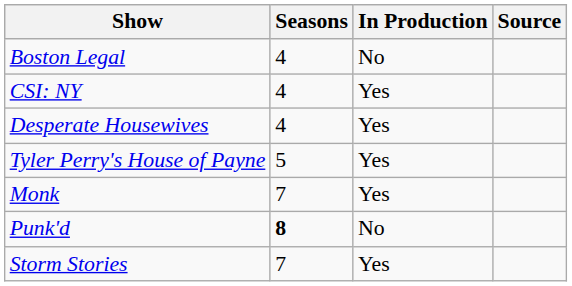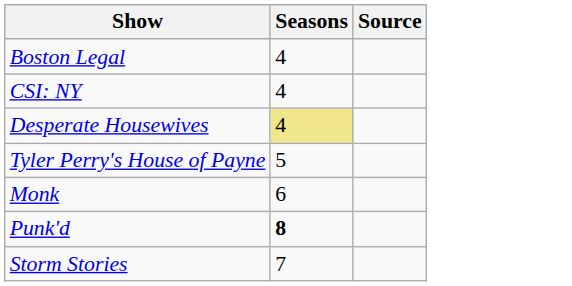- column: (423, 21)
(281, 125) no background -> (281, 125) khaki background
(281, 194) 7 -> (281, 194) 6
